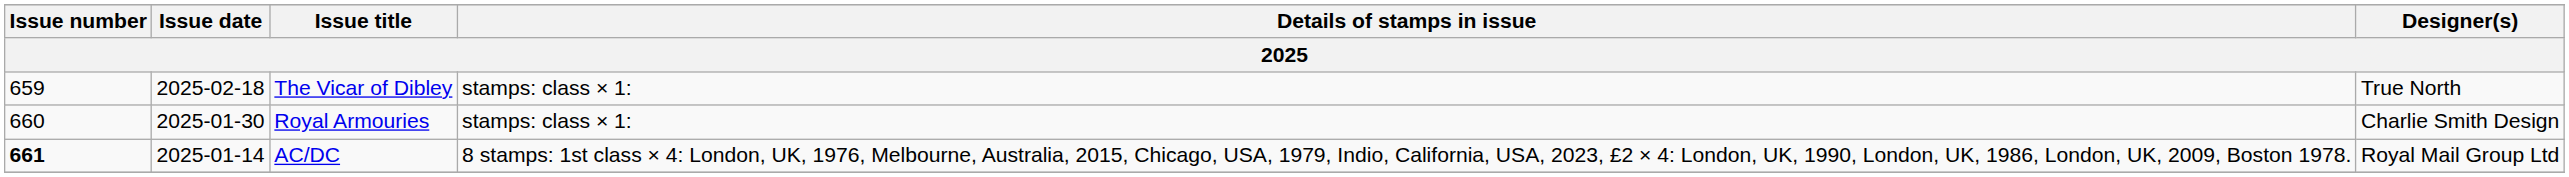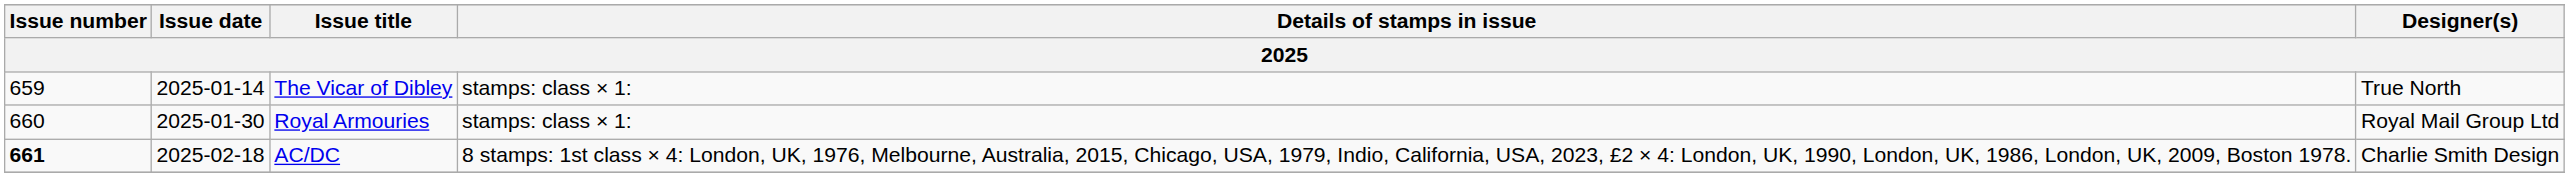(211, 88) 2025-02-18 -> (211, 88) 2025-01-14
(2460, 121) Charlie Smith Design -> (2460, 121) Royal Mail Group Ltd
(211, 155) 2025-01-14 -> (211, 155) 2025-02-18
(2460, 155) Royal Mail Group Ltd -> (2460, 155) Charlie Smith Design
